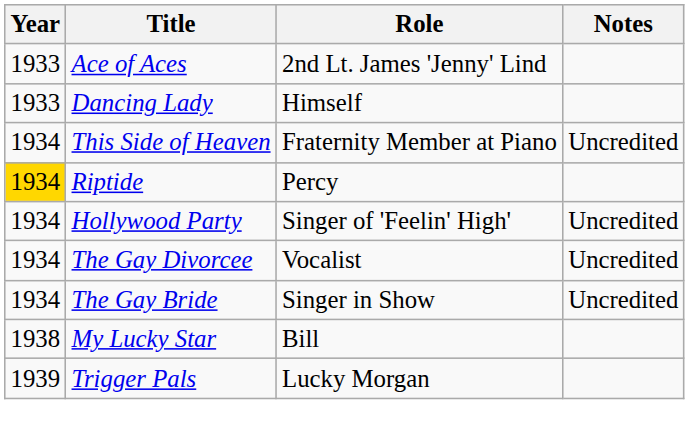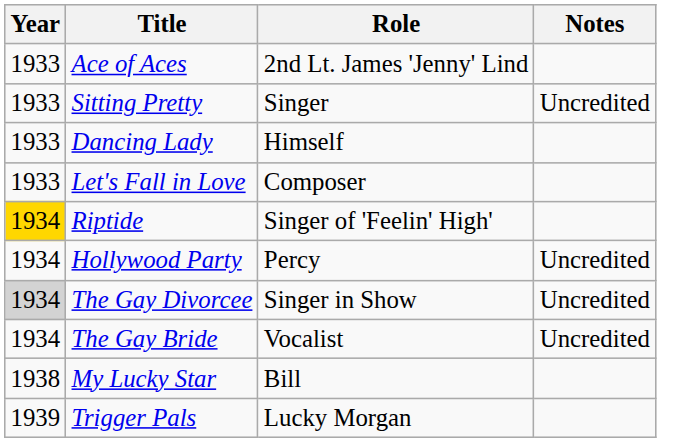+ row: (137, 102)
+ row: (159, 181)
- row: (171, 142)
(310, 181) Percy -> (378, 220) Singer of 'Feelin' High'
(397, 220) Singer of 'Feelin' High' -> (292, 260) Percy
(35, 260) no background -> (35, 299) lightgrey background
(322, 260) Vocalist -> (340, 299) Singer in Show
(358, 299) Singer in Show -> (304, 338) Vocalist
